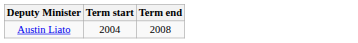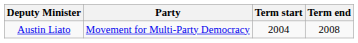+ column: (168, 12)
